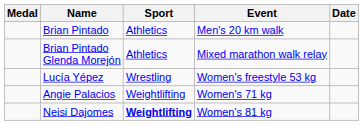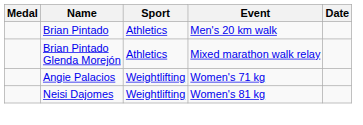- row: (73, 77)
(159, 112) bold -> (156, 95) normal
